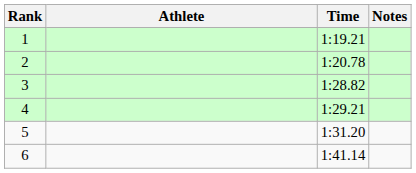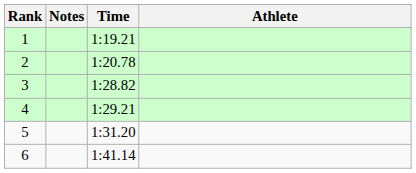columns swapped: (181, 16) <-> (390, 16)
